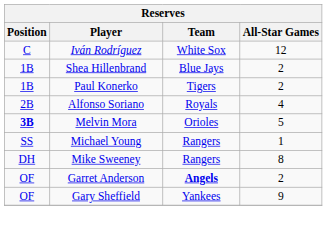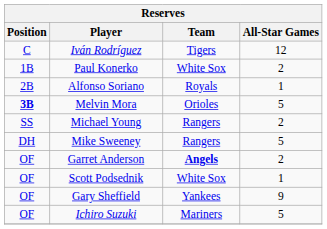(201, 50) White Sox -> (201, 50) Tigers
- row: (106, 68)
(201, 86) Tigers -> (201, 68) White Sox
(281, 104) 4 -> (281, 86) 1
(281, 141) 1 -> (281, 123) 2
(281, 159) 8 -> (281, 141) 5
+ row: (106, 178)
+ row: (106, 214)
